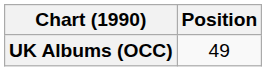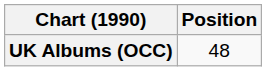(219, 50) 49 -> (219, 50) 48
